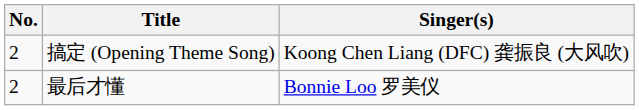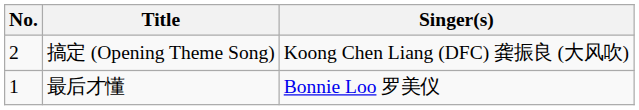(14, 87) 2 -> (14, 87) 1
